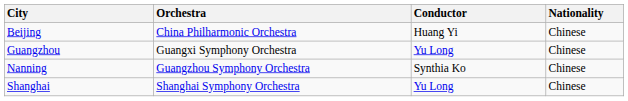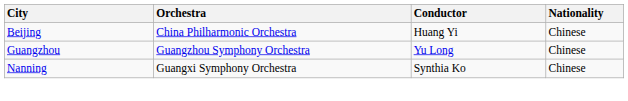(226, 50) Guangxi Symphony Orchestra -> (233, 50) Guangzhou Symphony Orchestra
(233, 68) Guangzhou Symphony Orchestra -> (226, 68) Guangxi Symphony Orchestra
- row: (28, 86)
